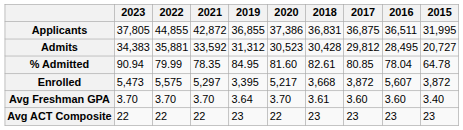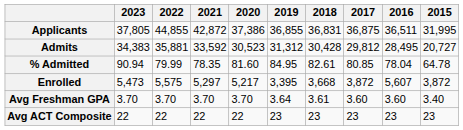columns swapped: (286, 13) <-> (248, 13)
